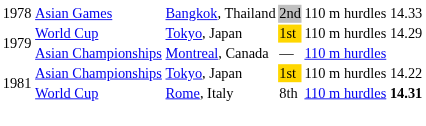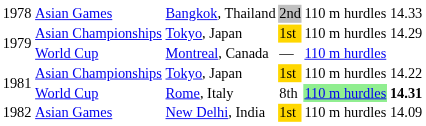(67, 33) World Cup -> (99, 33) Asian Championships
(99, 53) Asian Championships -> (67, 53) World Cup
(345, 93) no background -> (345, 93) lightgreen background
+ row: (17, 112)
